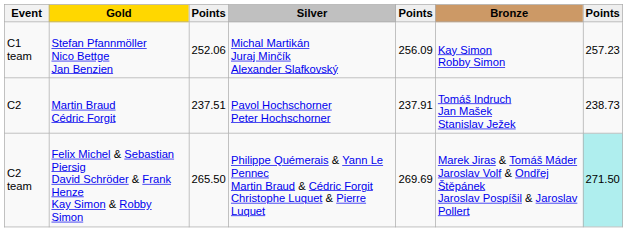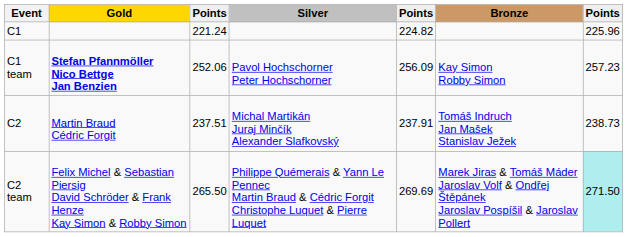+ row: (14, 31)
(99, 56) normal -> (102, 74) bold
(284, 56) Michal Martikán Juraj Minčík Alexander Slafkovský -> (282, 74) Pavol Hochschorner Peter Hochschorner
(281, 111) Pavol Hochschorner Peter Hochschorner -> (285, 129) Michal Martikán Juraj Minčík Alexander Slafkovský
